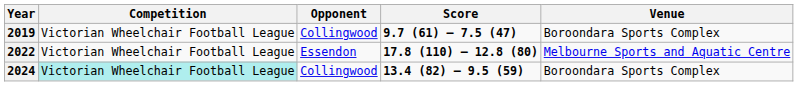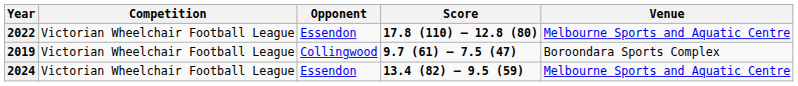rows swapped: (21, 33) <-> (21, 52)
(168, 71) paleturquoise background -> (168, 71) no background
(339, 71) Collingwood -> (328, 71) Essendon
(632, 71) Boroondara Sports Complex -> (667, 71) Melbourne Sports and Aquatic Centre
